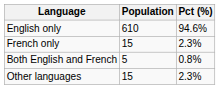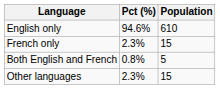columns swapped: (148, 12) <-> (195, 12)
